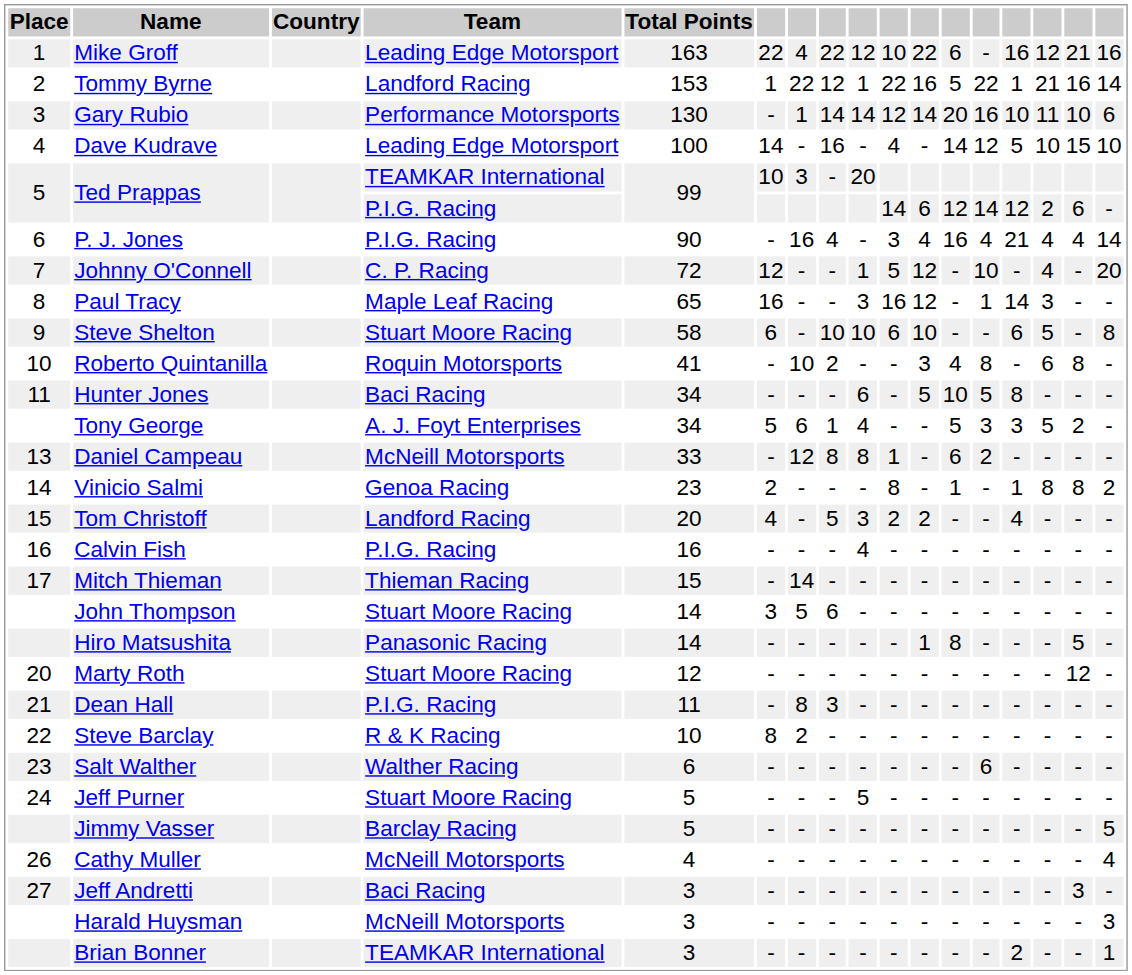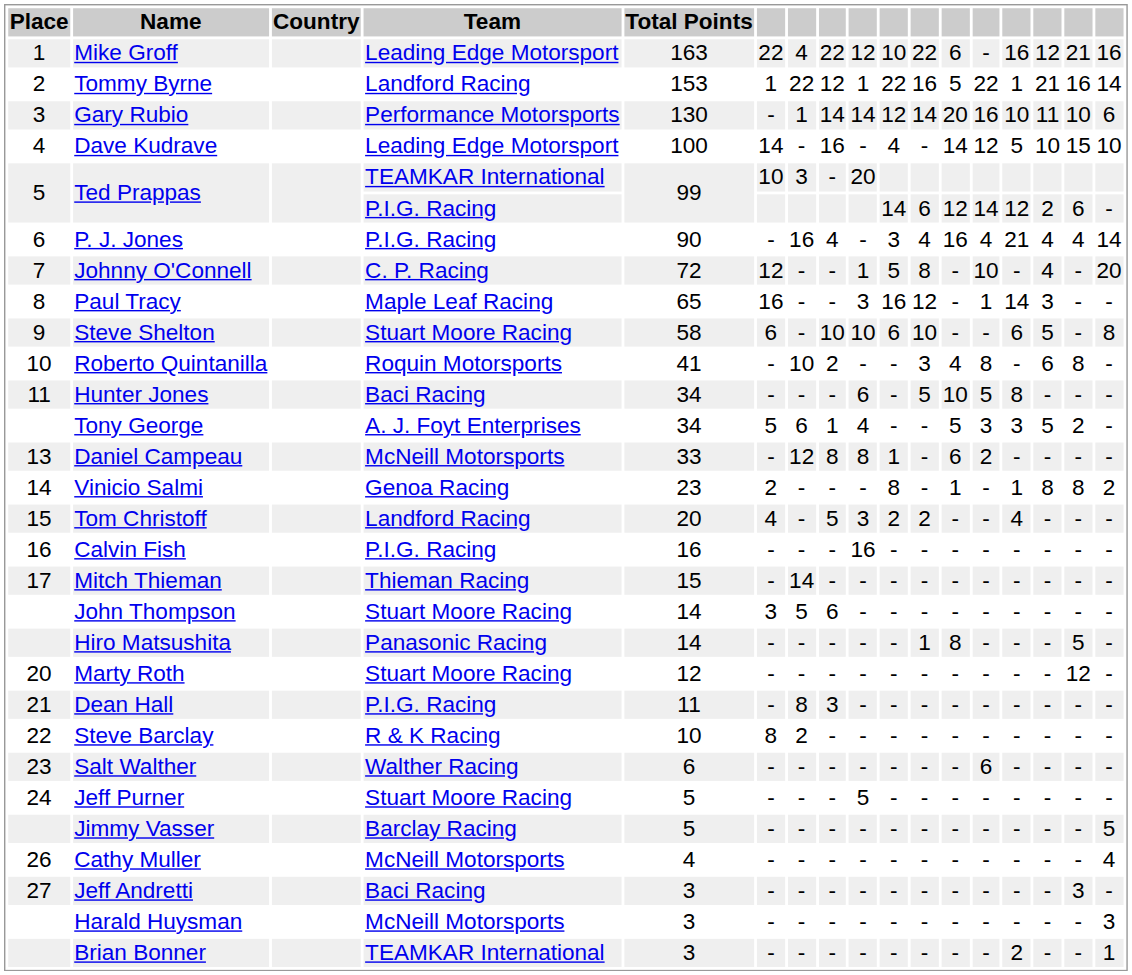(925, 270) 12 -> (925, 270) 8
(863, 549) 4 -> (863, 549) 16
